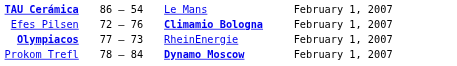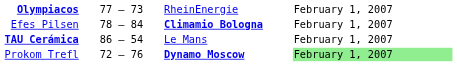rows swapped: (42, 9) <-> (48, 39)
(121, 24) 72 – 76 -> (121, 24) 78 – 84
(121, 54) 78 – 84 -> (121, 54) 72 – 76
(343, 54) no background -> (343, 54) lightgreen background
